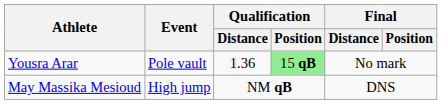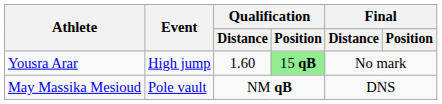(177, 63) Pole vault -> (179, 63) High jump
(243, 63) 1.36 -> (243, 63) 1.60
(179, 87) High jump -> (177, 87) Pole vault
